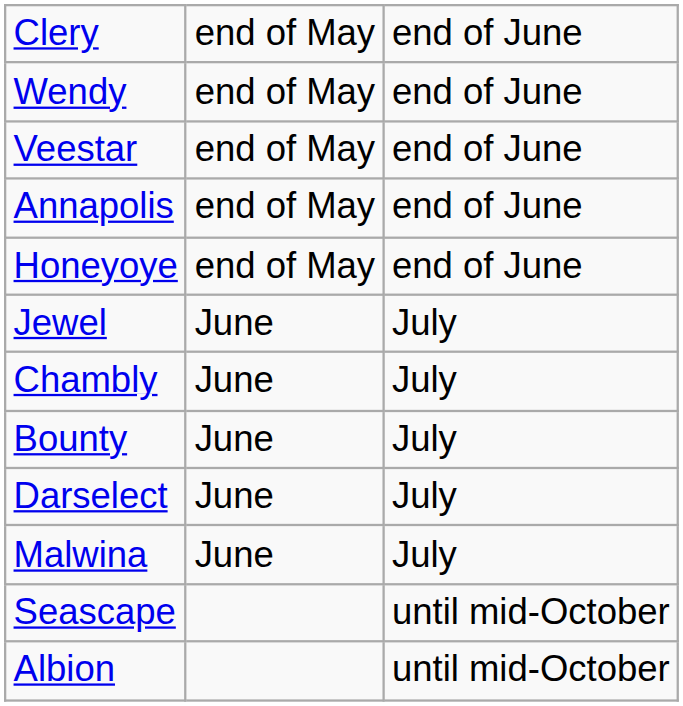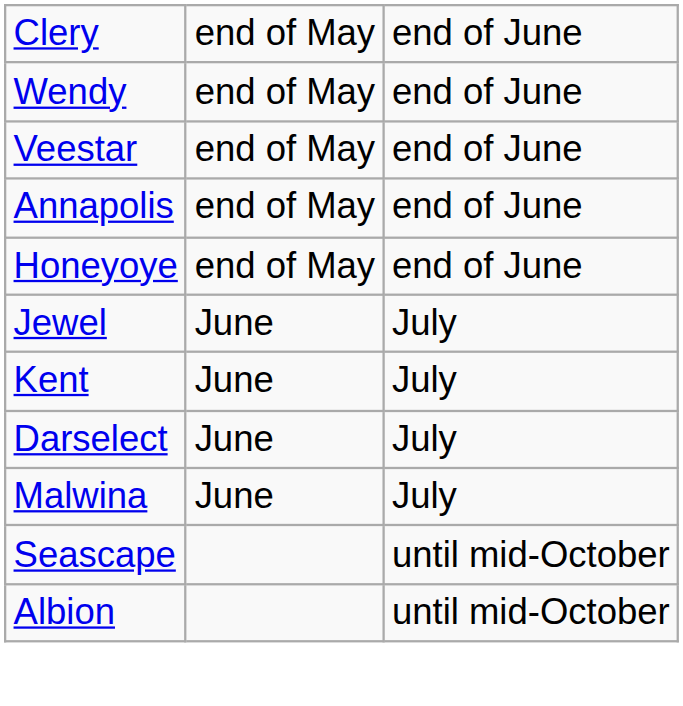+ row: (51, 380)
- row: (86, 380)
- row: (70, 438)
